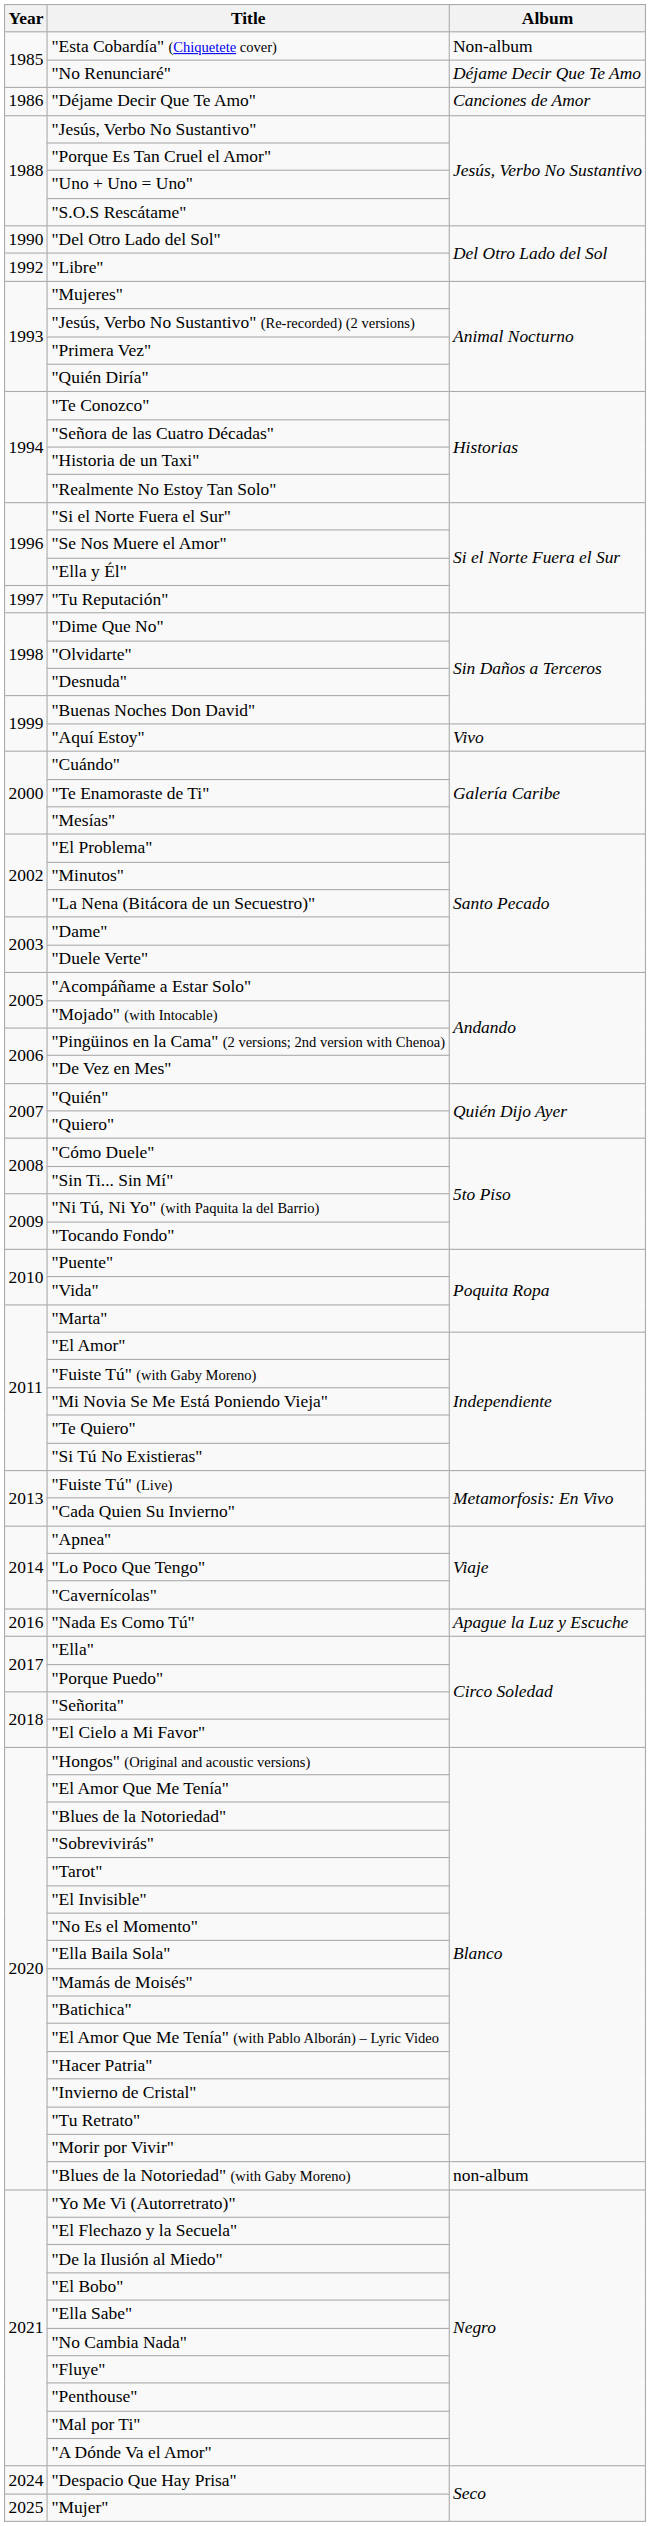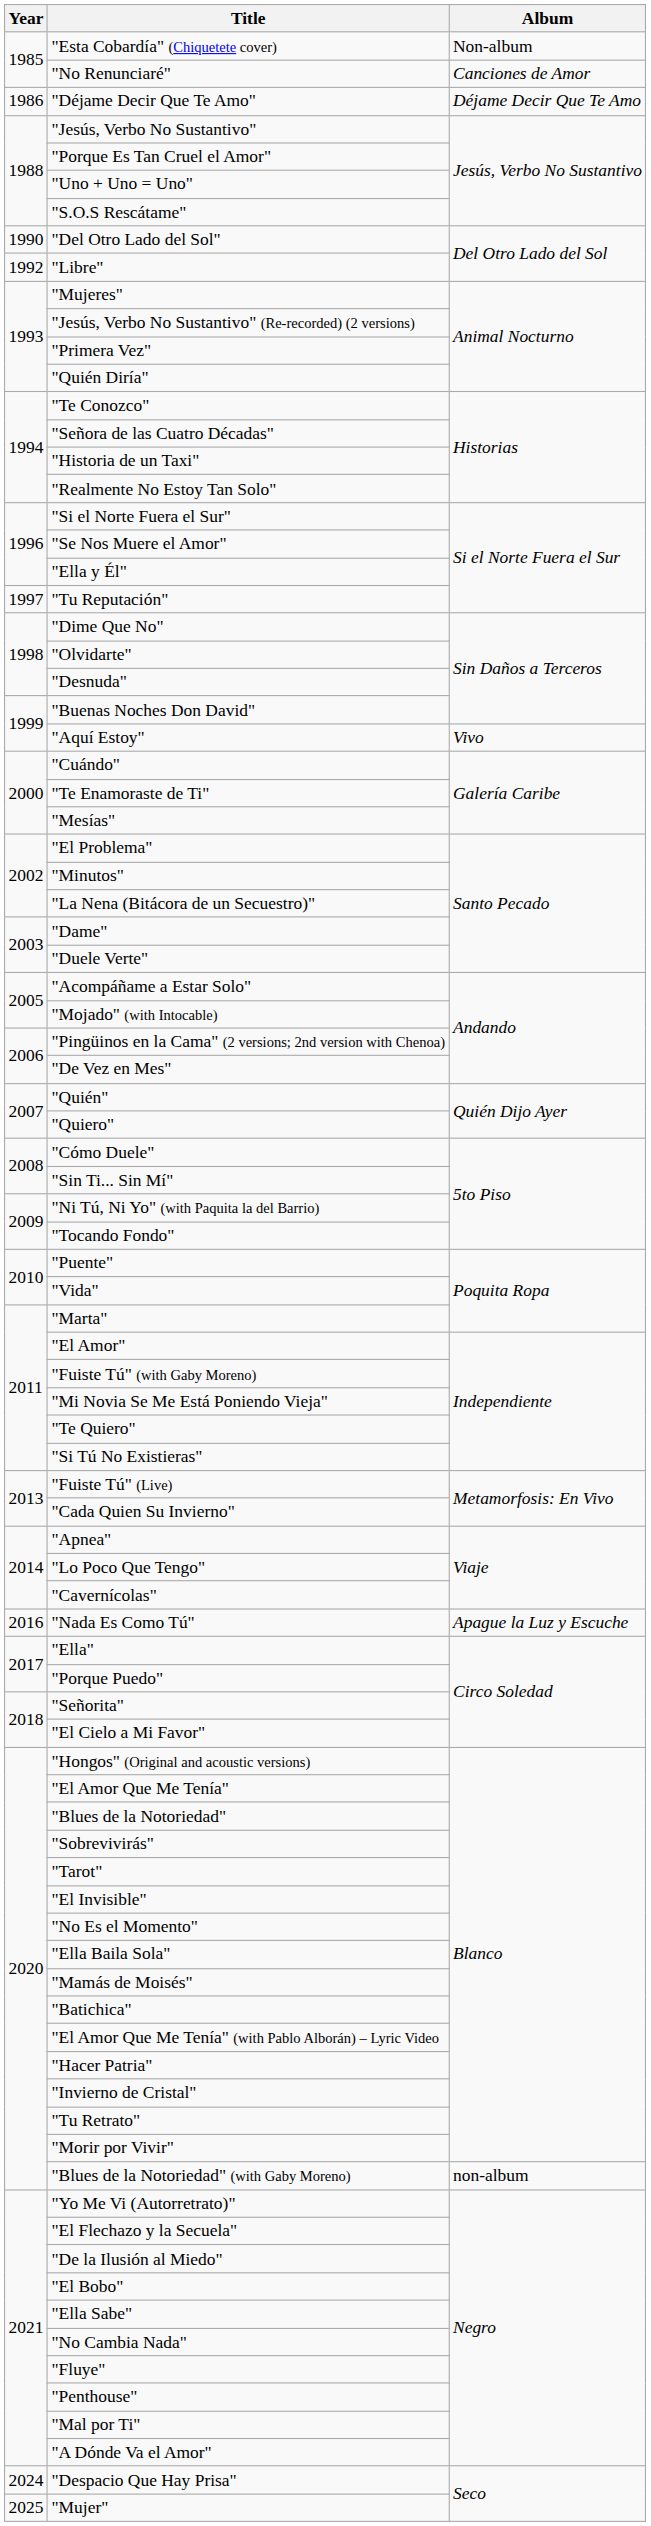(547, 73) Déjame Decir Que Te Amo -> (522, 73) Canciones de Amor
(522, 101) Canciones de Amor -> (547, 101) Déjame Decir Que Te Amo
